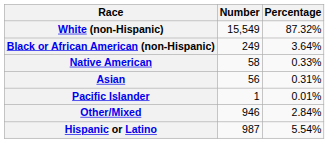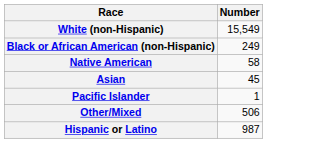- column: (293, 12)
(254, 79) 56 -> (254, 79) 45
(251, 113) 946 -> (251, 113) 506
